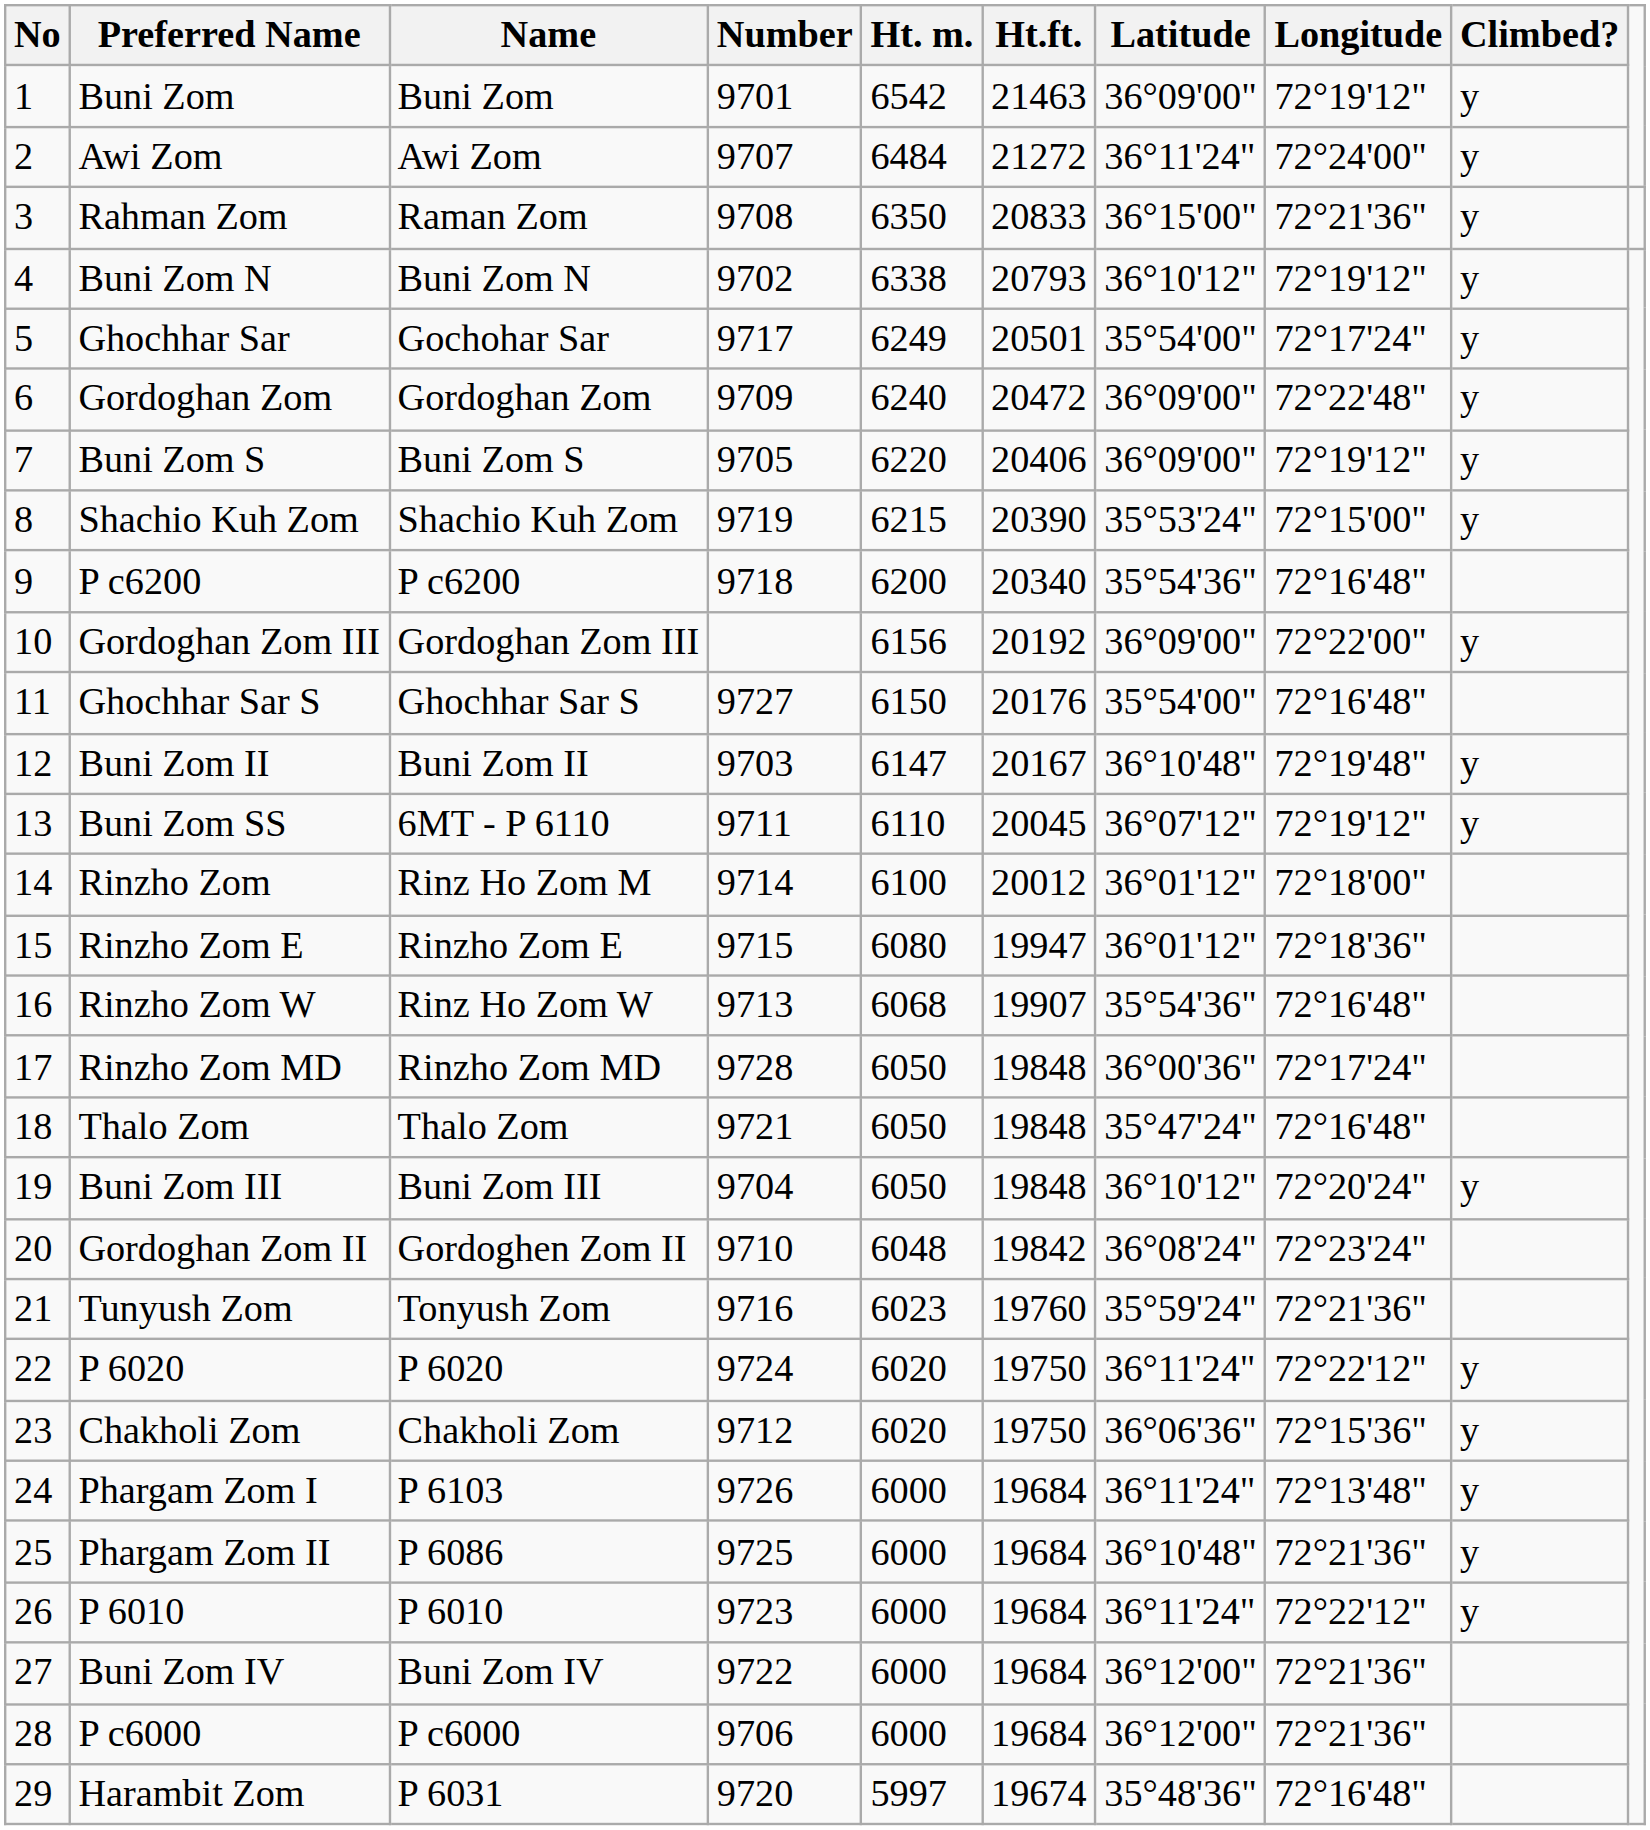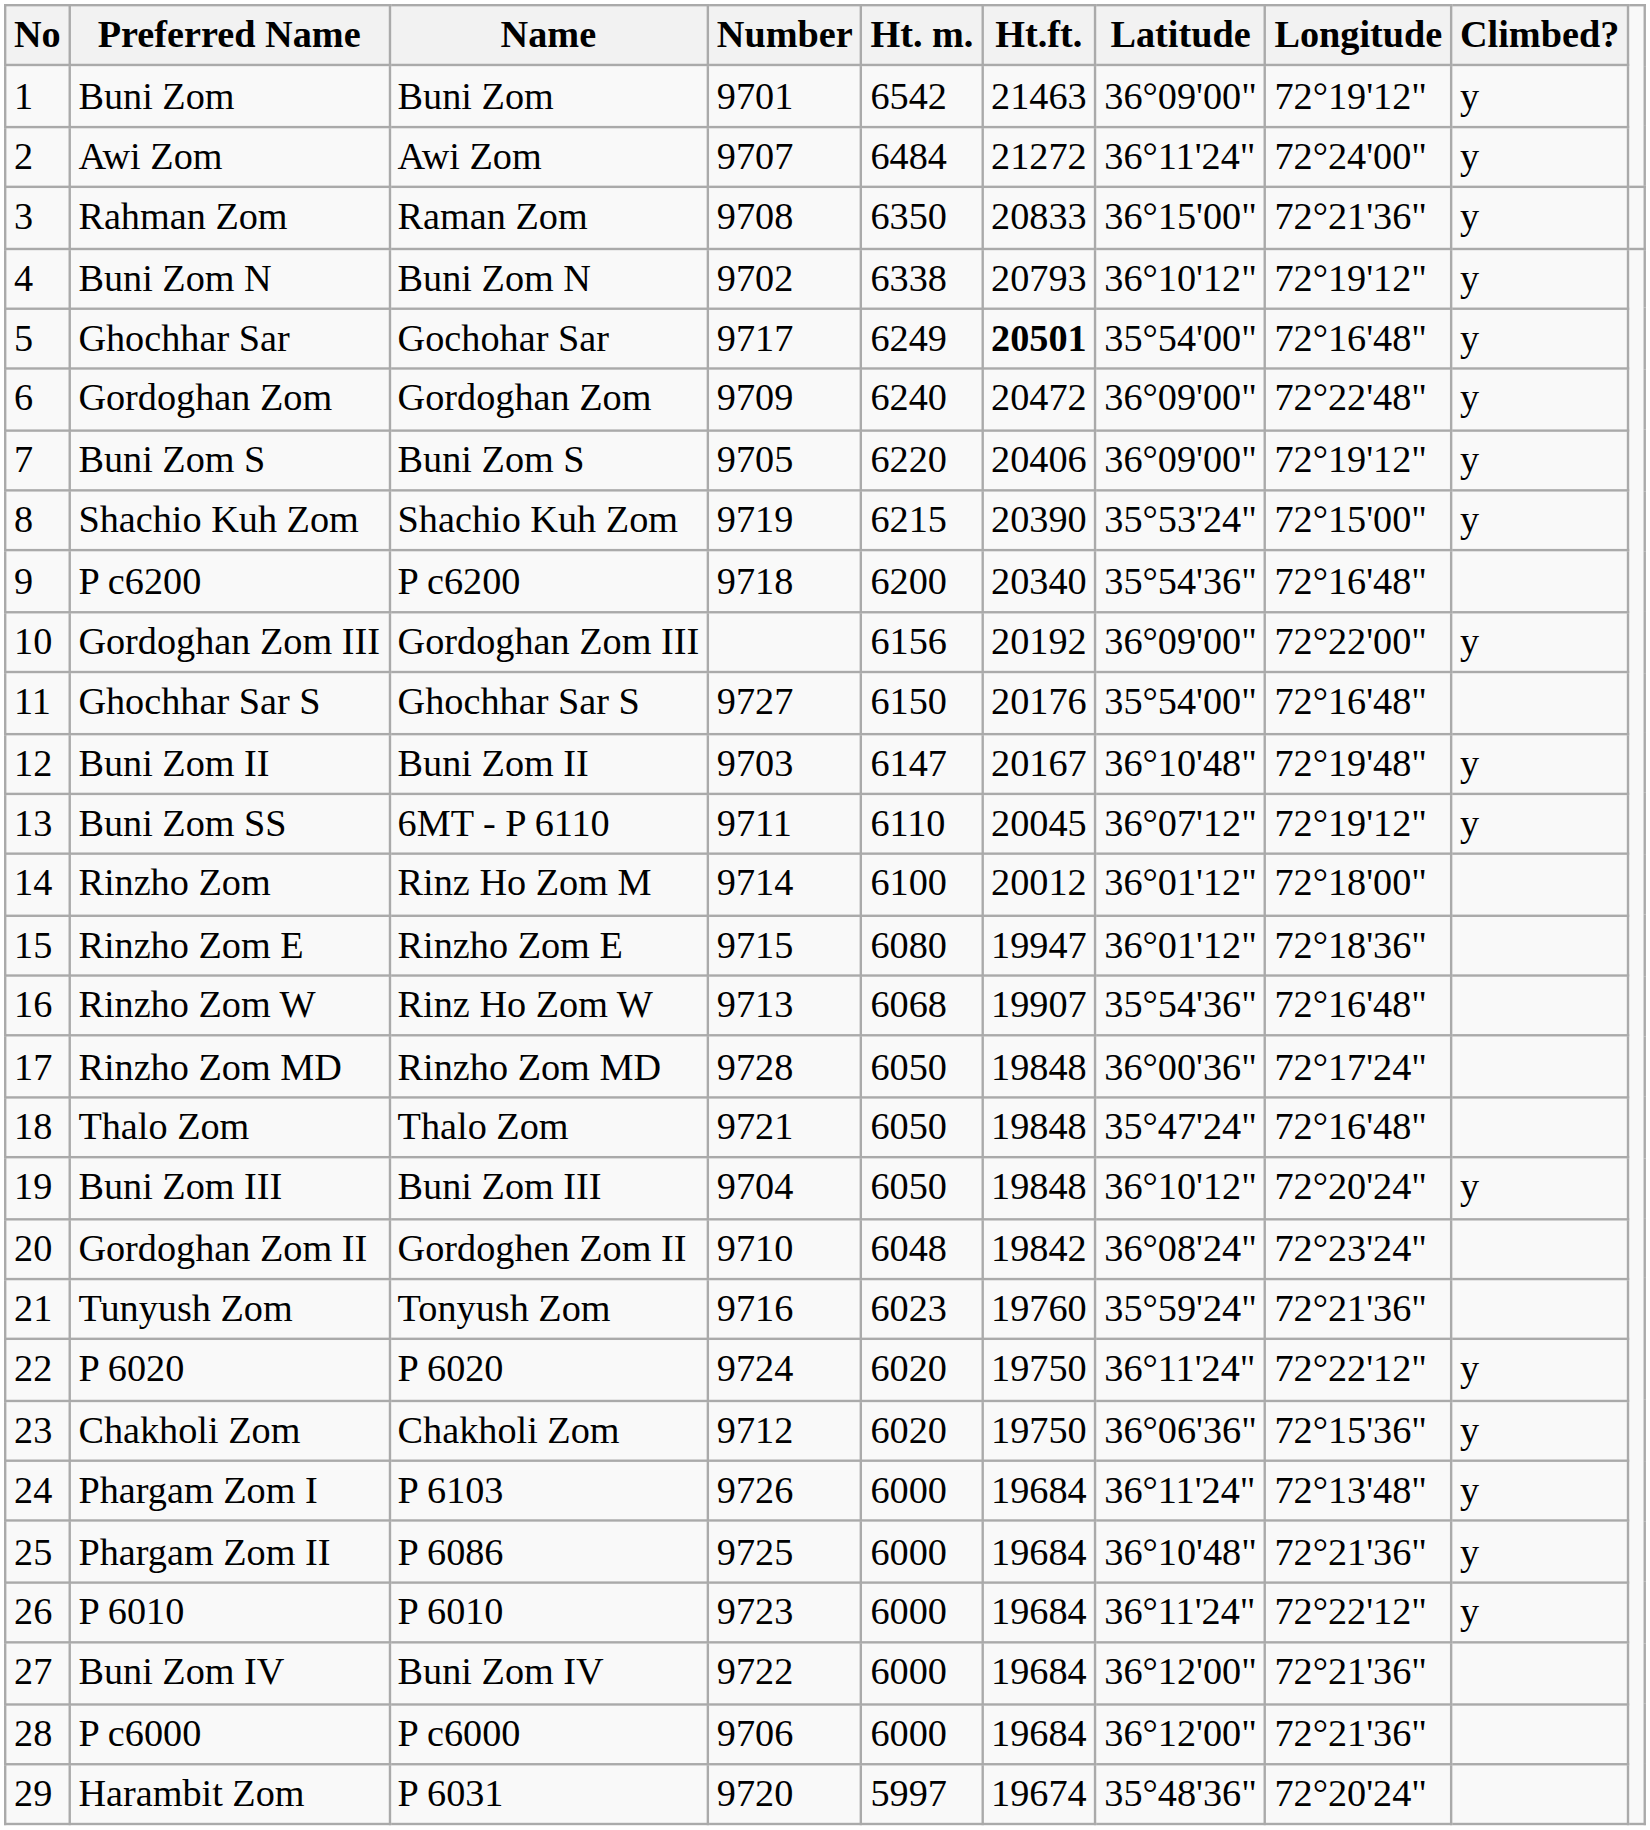(1039, 338) normal -> (1039, 338) bold
(1351, 338) 72°17'24" -> (1351, 338) 72°16'48"
(1351, 1793) 72°16'48" -> (1351, 1793) 72°20'24"
